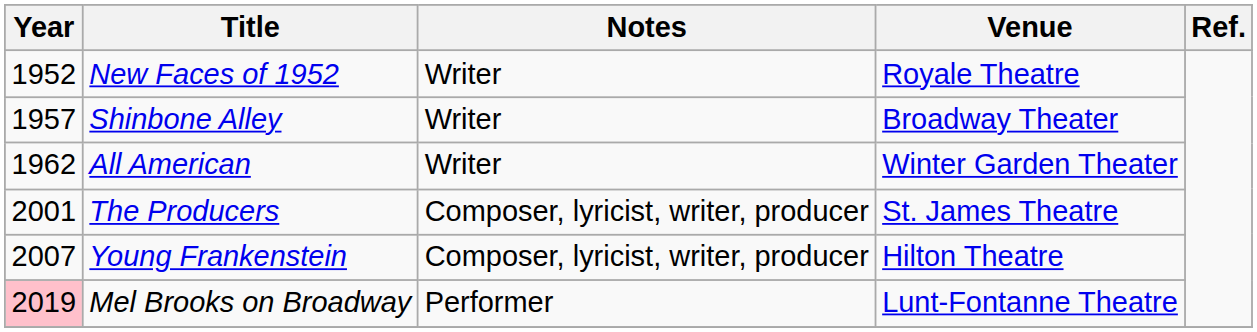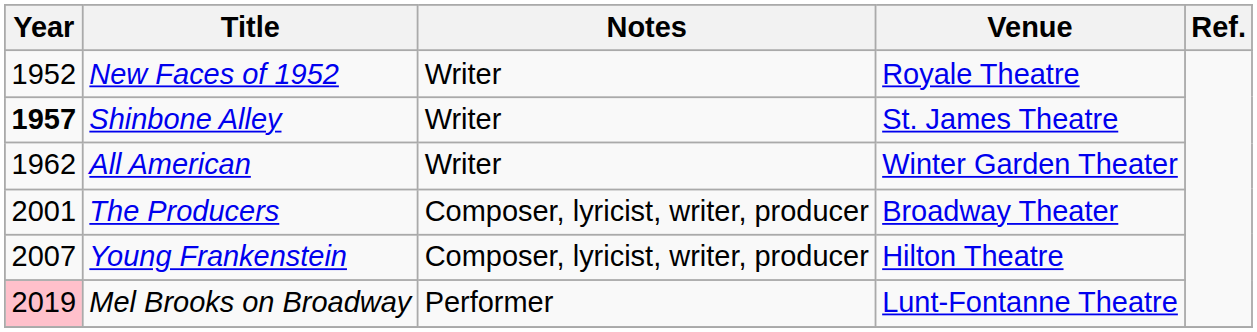(44, 119) normal -> (44, 119) bold
(1000, 119) Broadway Theater -> (1000, 119) St. James Theatre
(1000, 211) St. James Theatre -> (1000, 211) Broadway Theater
